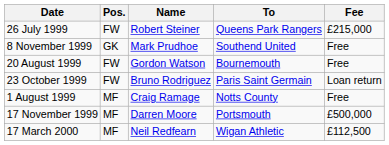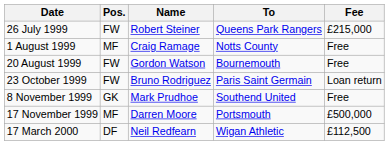rows swapped: (41, 98) <-> (49, 47)
(111, 132) MF -> (110, 132) DF
